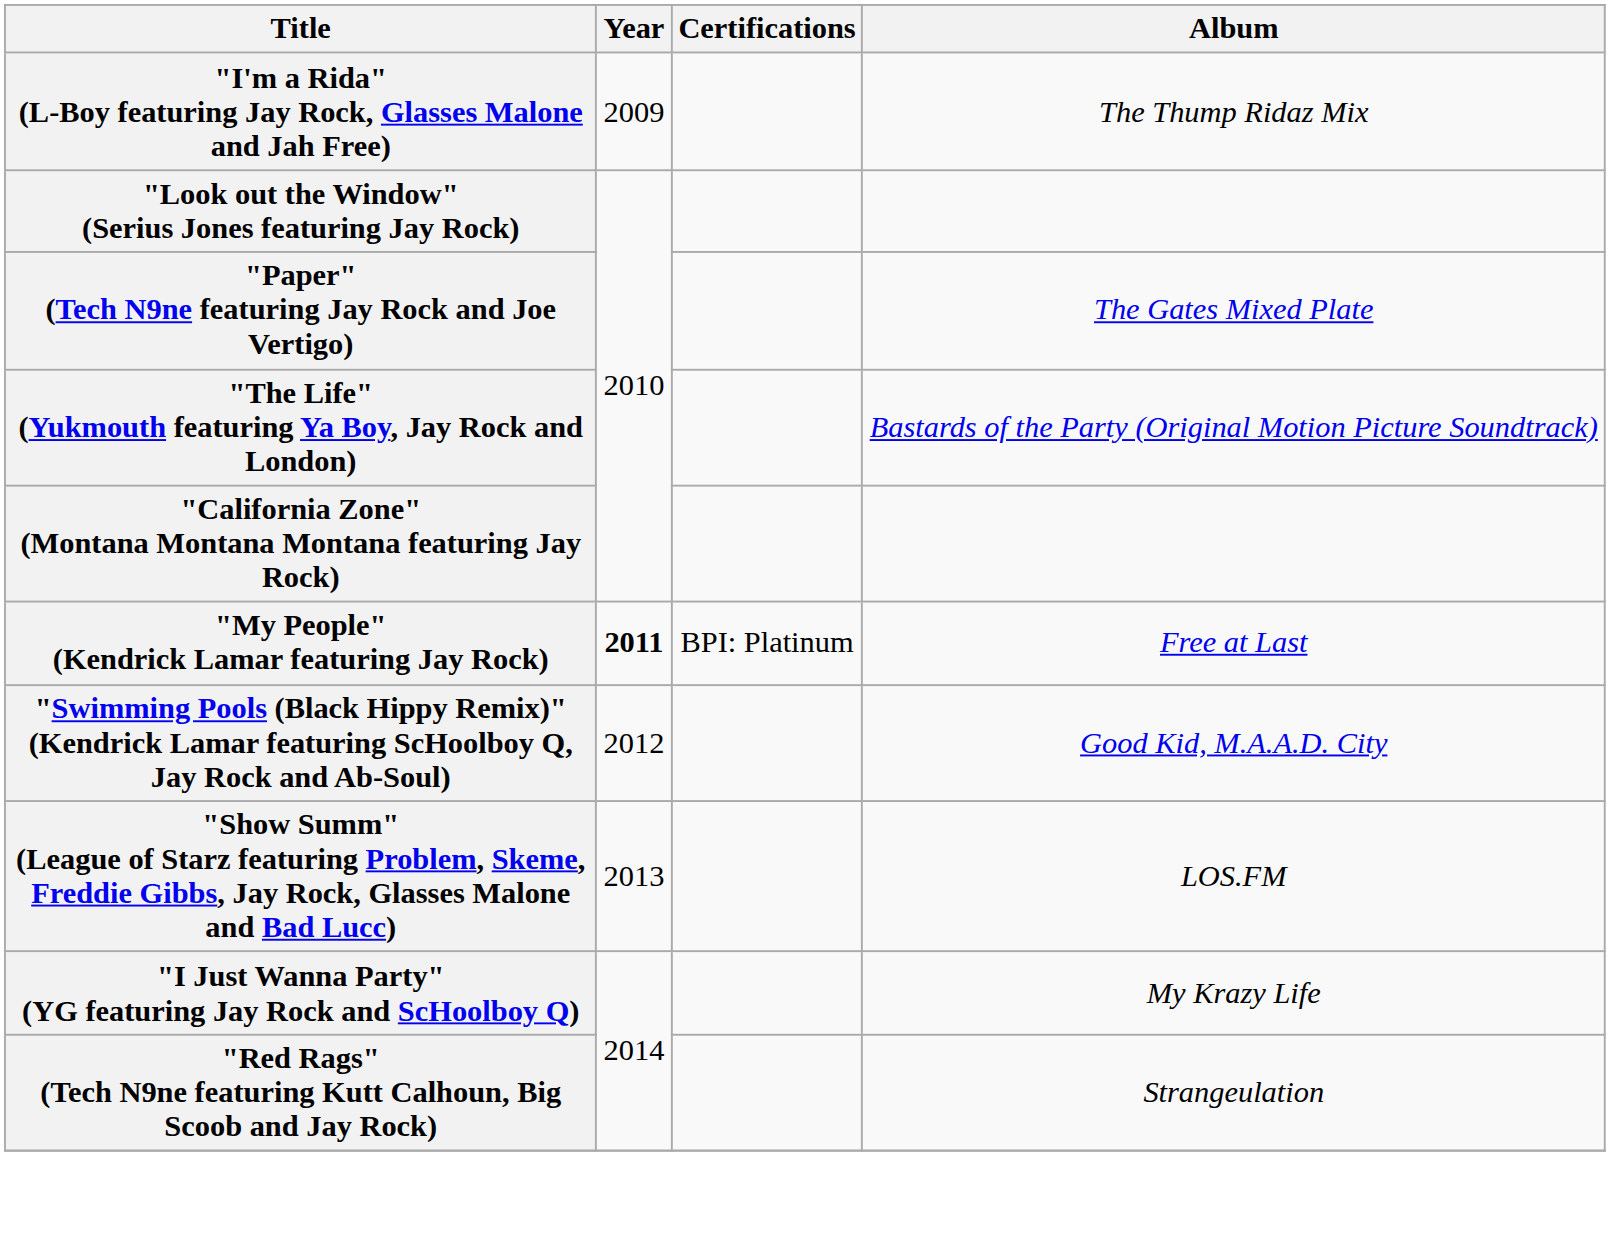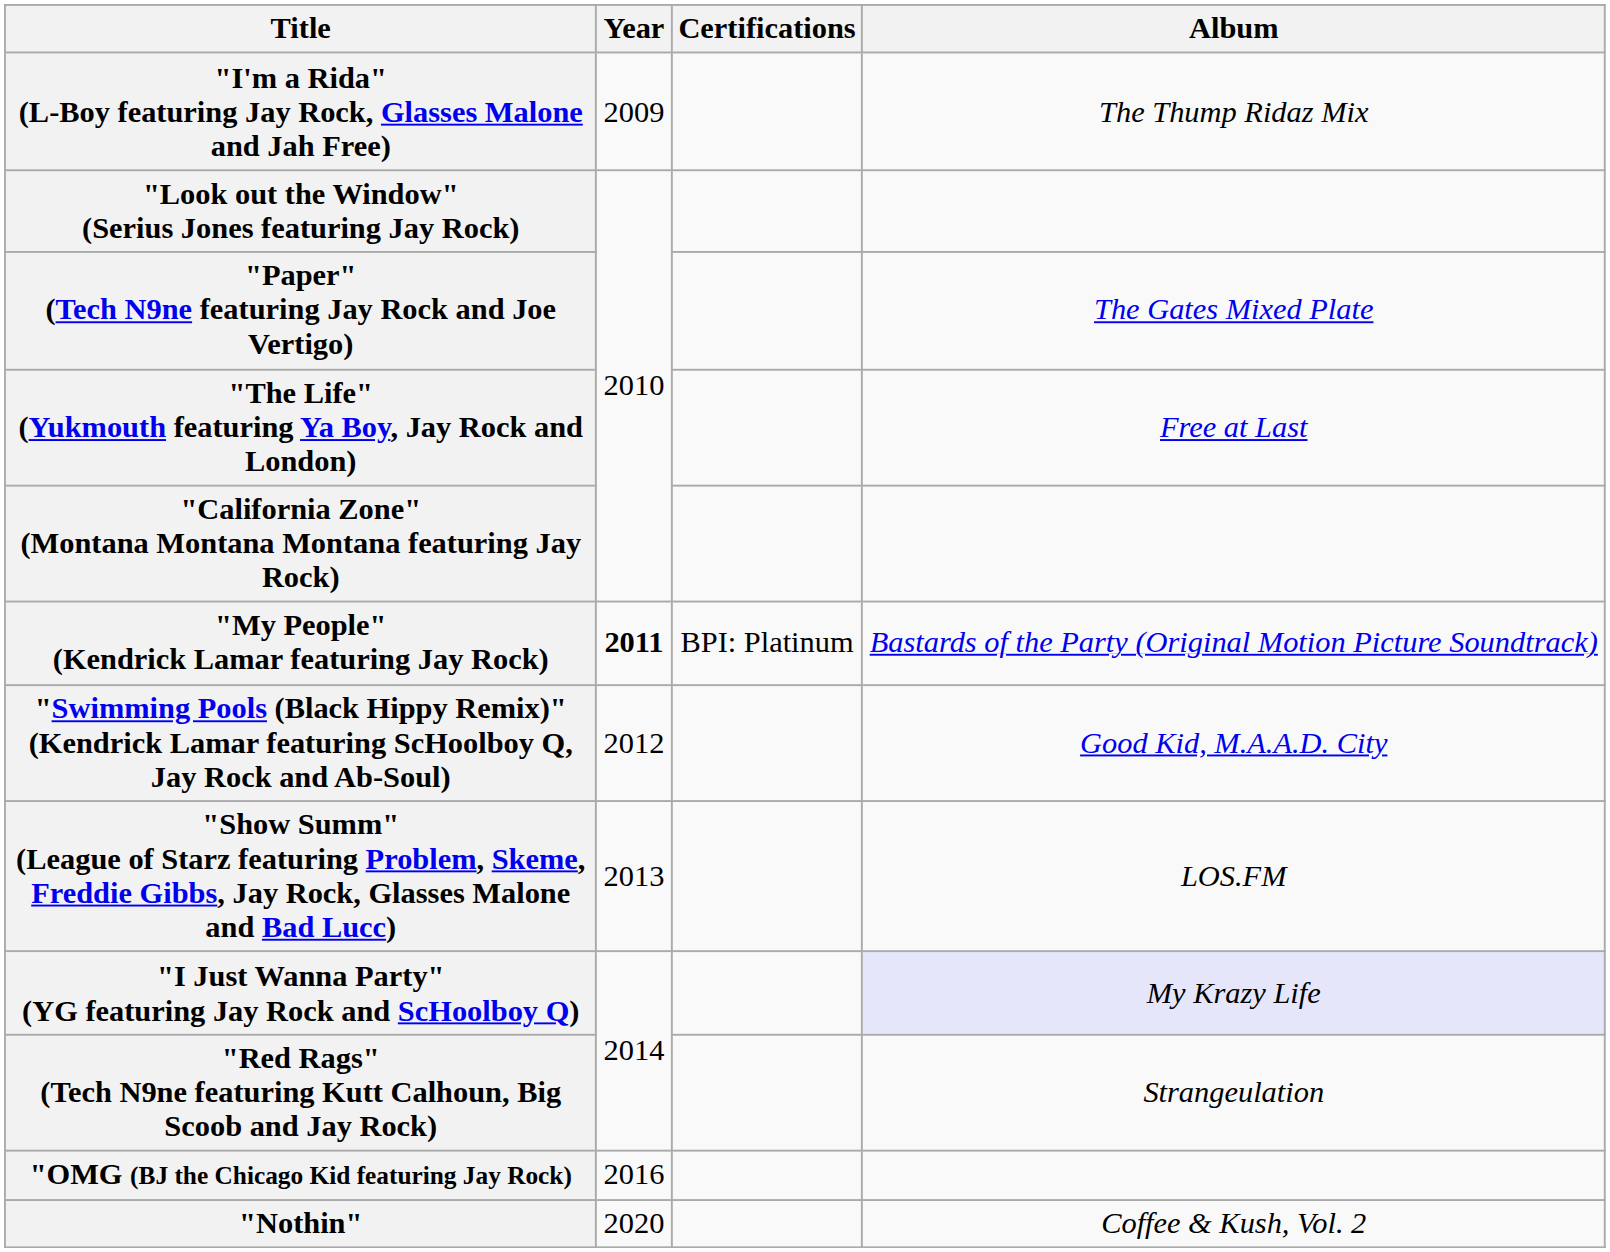(1234, 426) Bastards of the Party (Original Motion Picture Soundtrack) -> (1234, 426) Free at Last
(1234, 642) Free at Last -> (1234, 642) Bastards of the Party (Original Motion Picture Soundtrack)
(1234, 992) no background -> (1234, 992) lavender background
+ row: (301, 1174)
+ row: (301, 1222)
